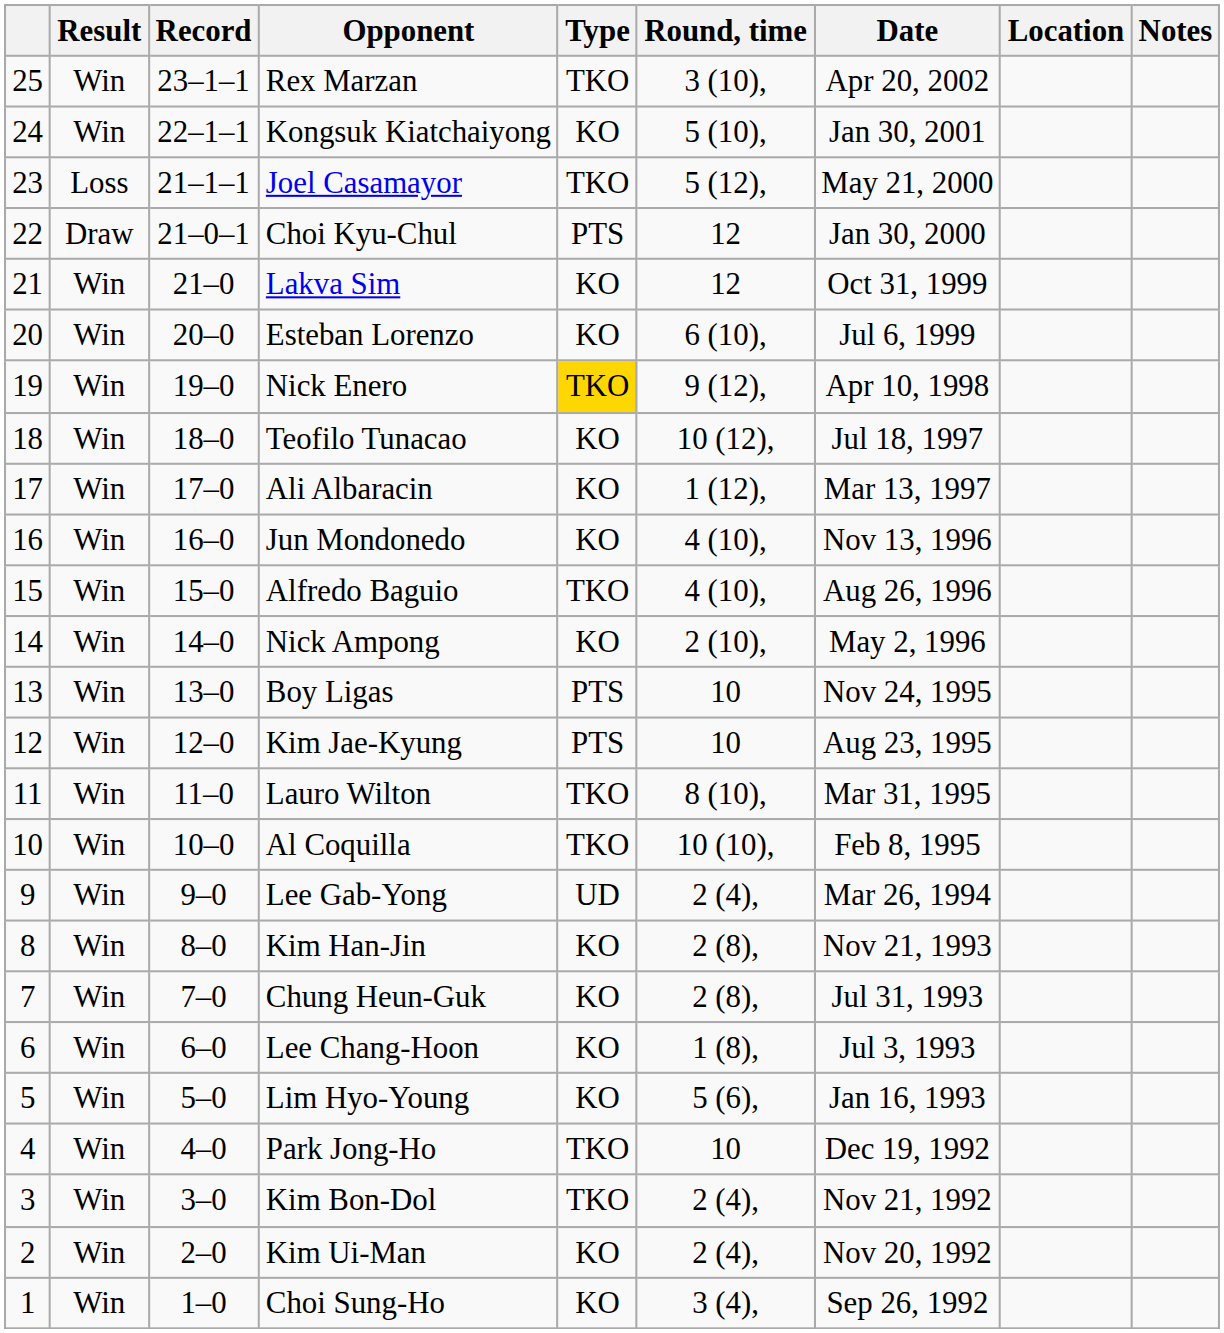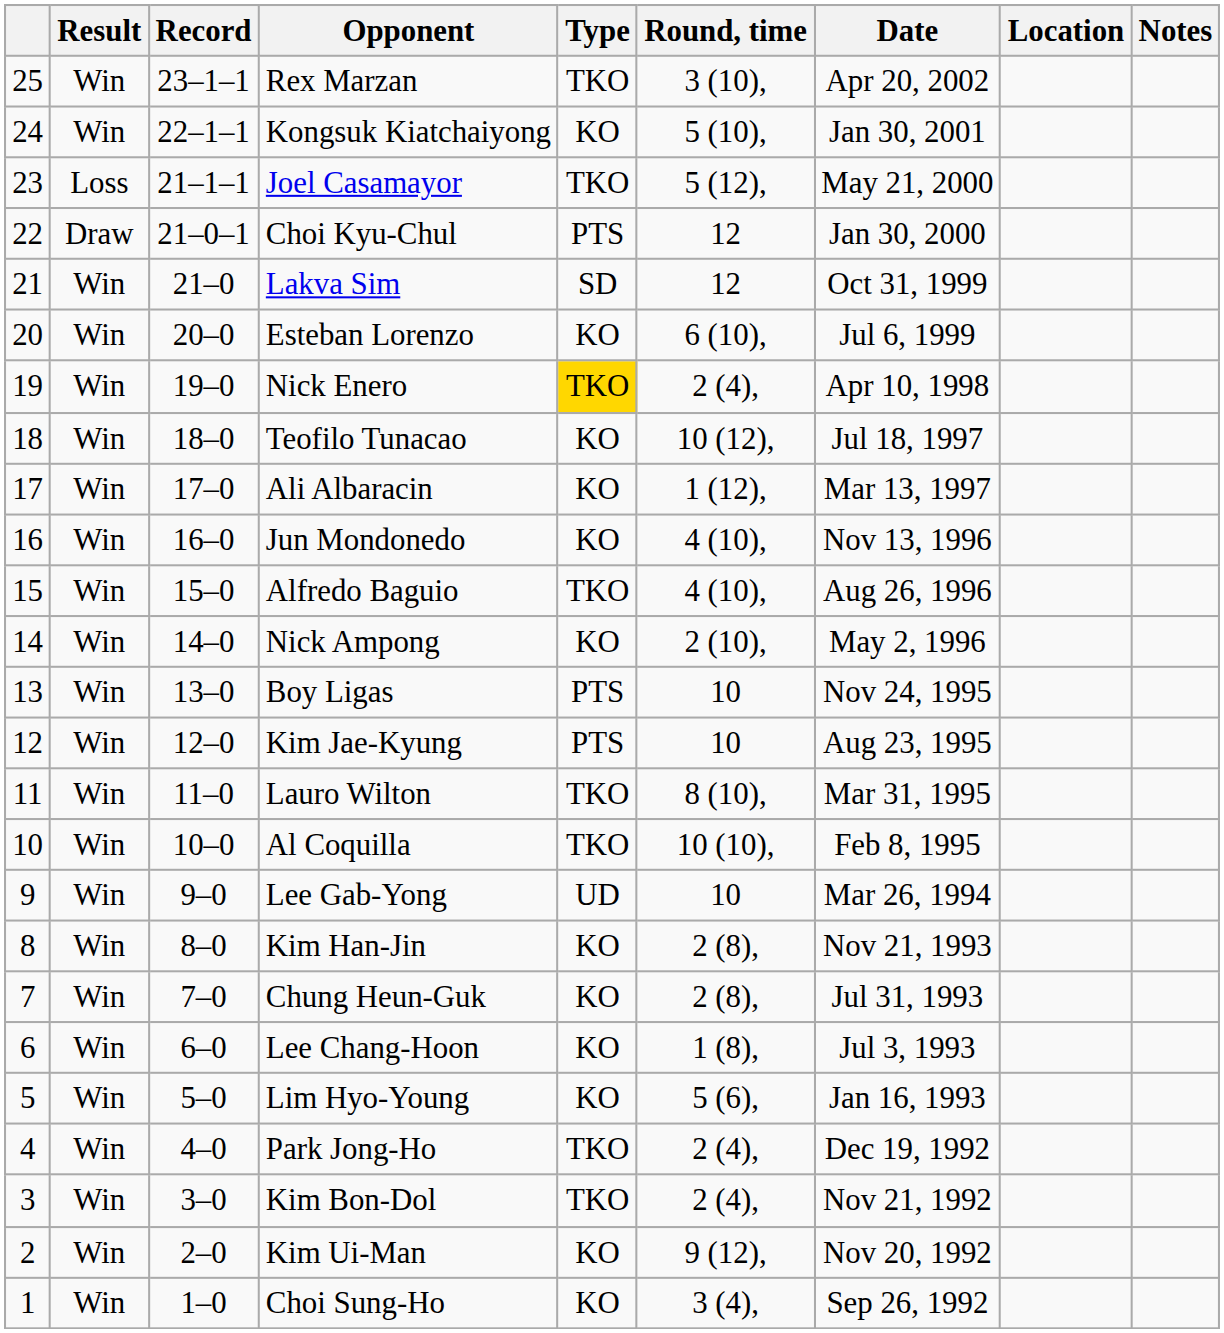(598, 284) KO -> (598, 284) SD
(726, 386) 9 (12), -> (726, 386) 2 (4),
(726, 895) 2 (4), -> (726, 895) 10
(726, 1149) 10 -> (726, 1149) 2 (4),
(726, 1251) 2 (4), -> (726, 1251) 9 (12),
